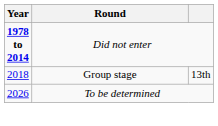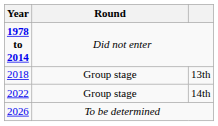+ row: (201, 93)
